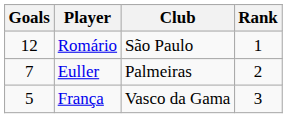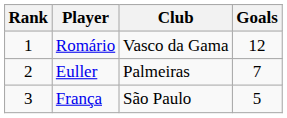columns swapped: (258, 17) <-> (29, 17)
(159, 44) São Paulo -> (176, 44) Vasco da Gama
(178, 98) Vasco da Gama -> (157, 98) São Paulo
